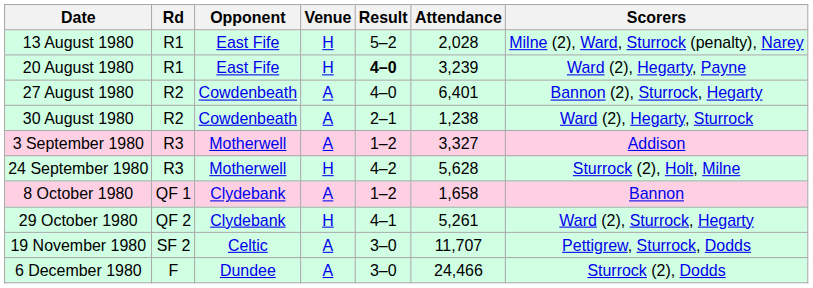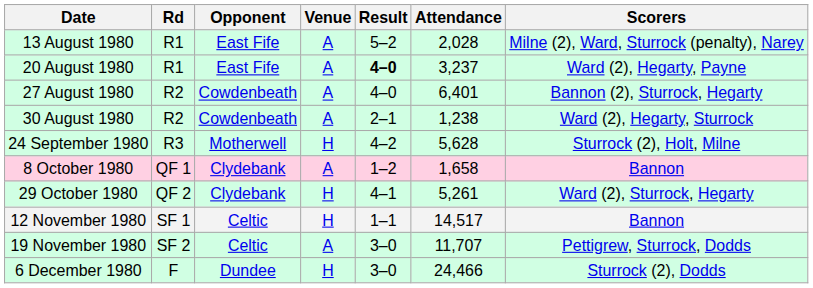(328, 43) H -> (328, 43) A
(328, 68) H -> (328, 68) A
(458, 68) 3,239 -> (458, 68) 3,237
- row: (78, 144)
+ row: (78, 219)
(328, 270) A -> (328, 270) H
